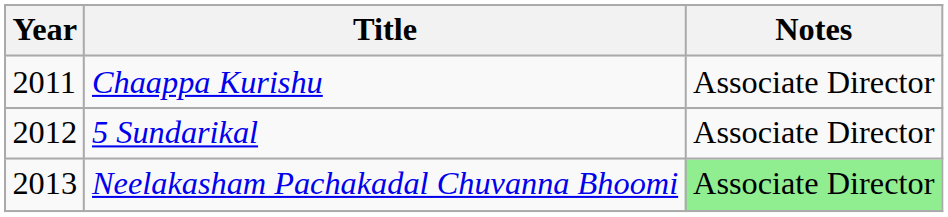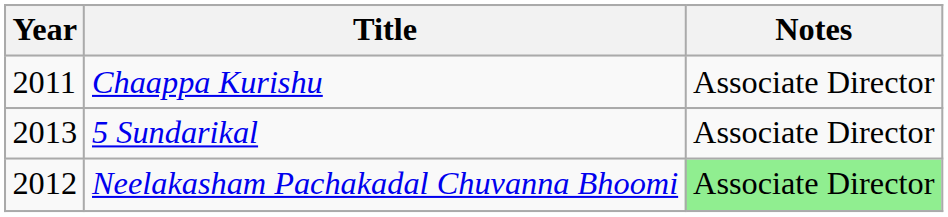(45, 132) 2012 -> (45, 132) 2013
(45, 183) 2013 -> (45, 183) 2012
